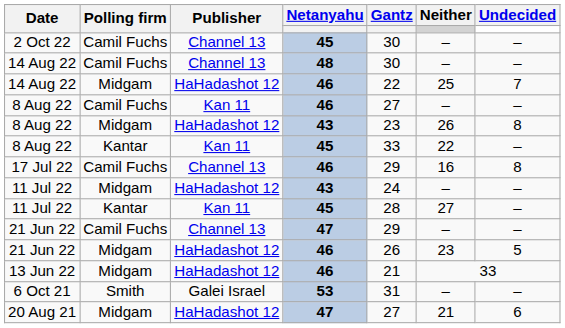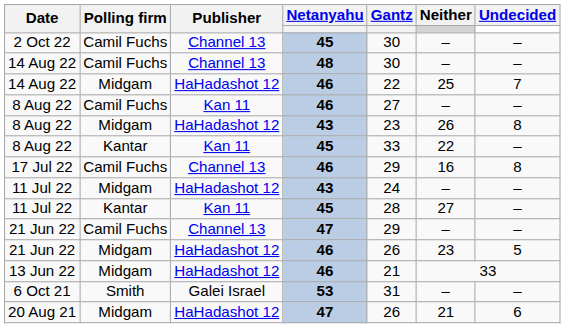(392, 312) 27 -> (392, 312) 26
